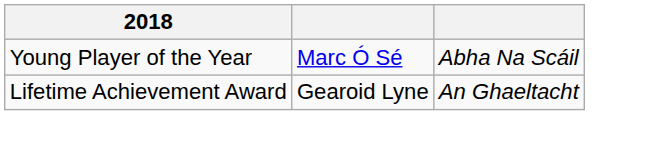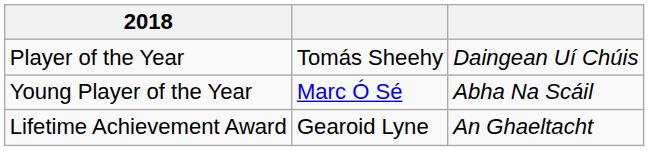+ row: (97, 57)
